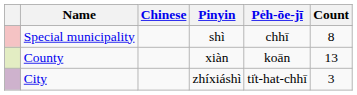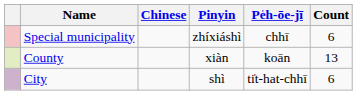(217, 36) shì -> (217, 36) zhíxiáshì
(331, 36) 8 -> (331, 36) 6
(217, 79) zhíxiáshì -> (217, 79) shì
(331, 79) 3 -> (331, 79) 6
